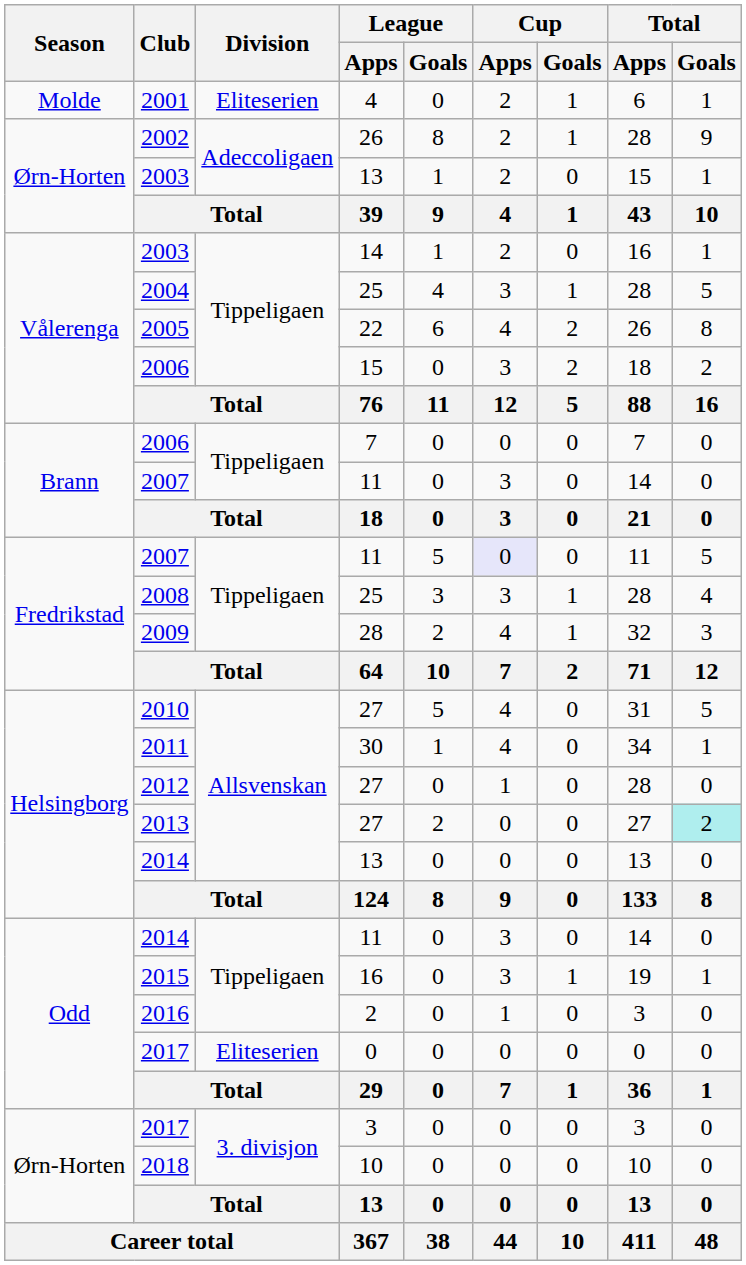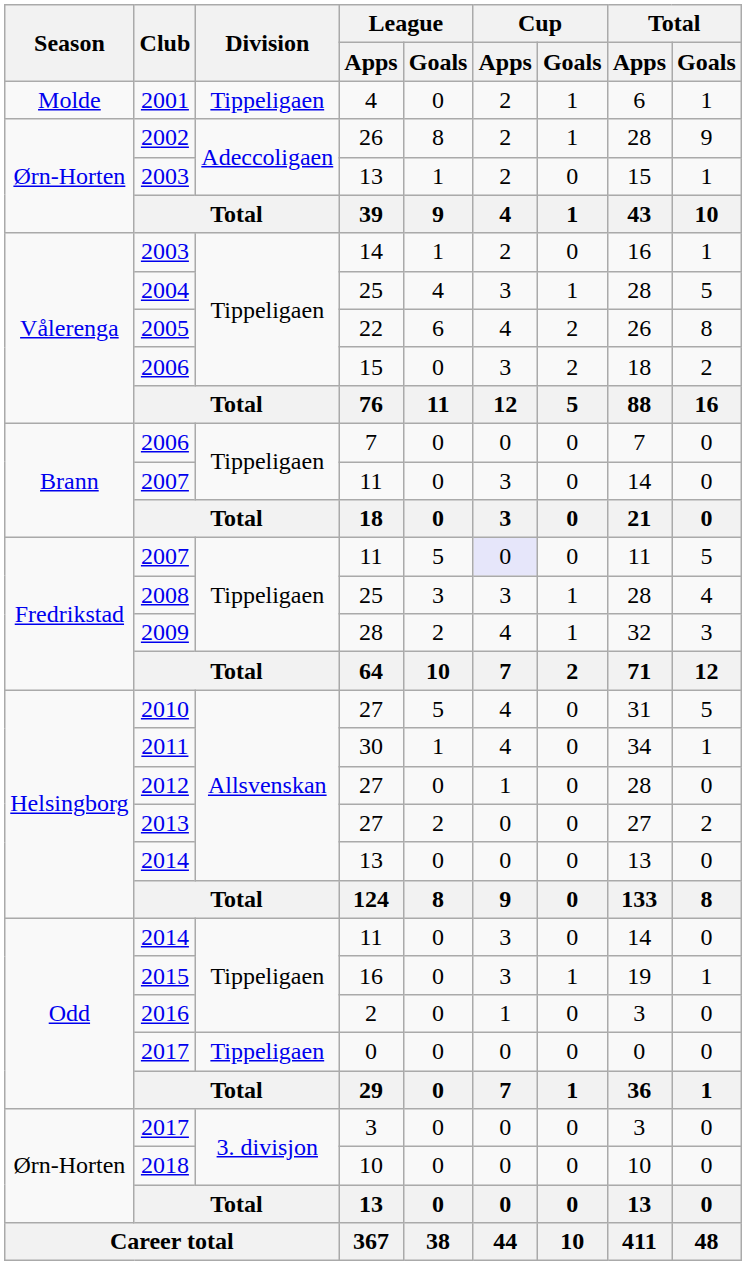(267, 99) Eliteserien -> (267, 99) Tippeligaen
(706, 822) paleturquoise background -> (706, 822) no background
(267, 1051) Eliteserien -> (267, 1051) Tippeligaen
